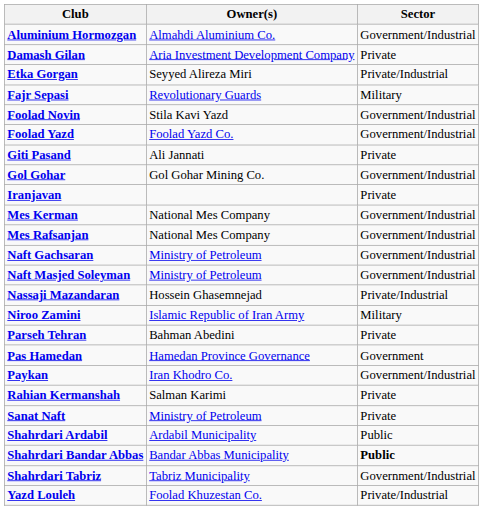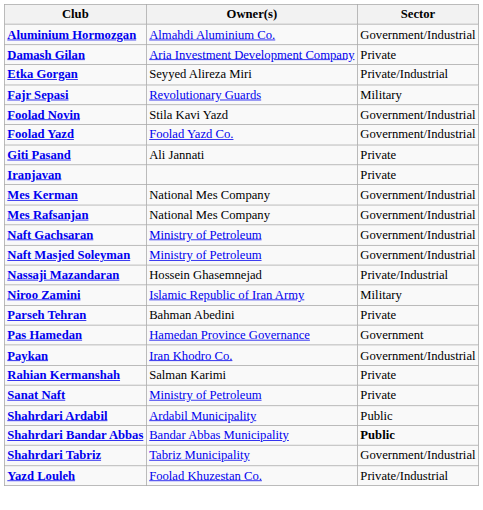- row: (36, 174)
